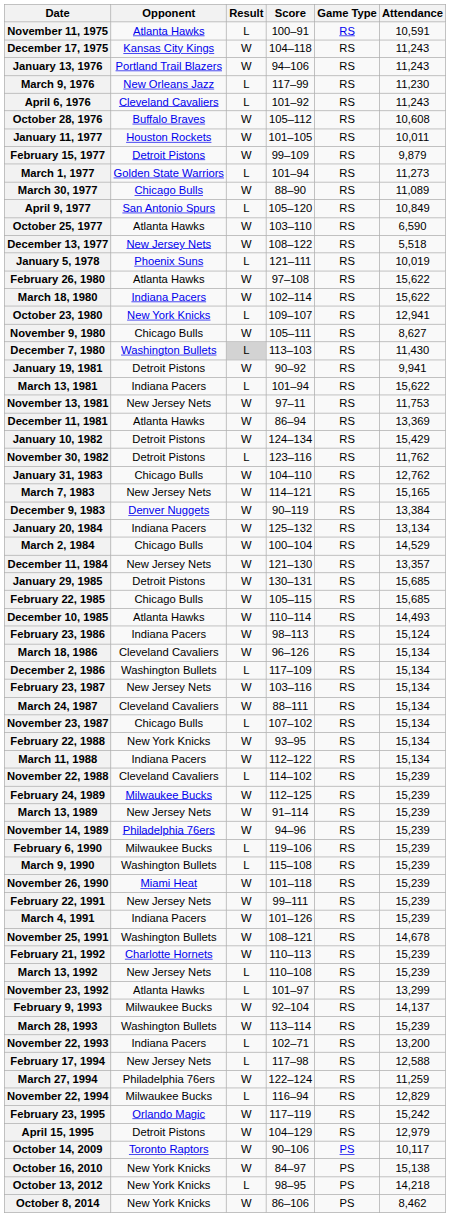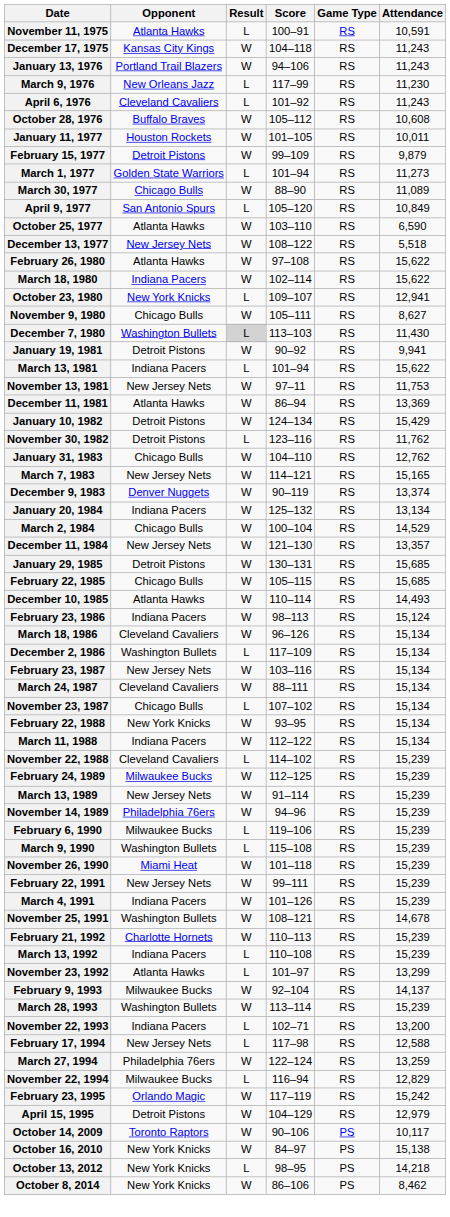- row: (58, 262)
(413, 510) 13,384 -> (413, 492) 13,374
(169, 972) New Jersey Nets -> (169, 954) Indiana Pacers
(413, 1079) 11,259 -> (413, 1061) 13,259
